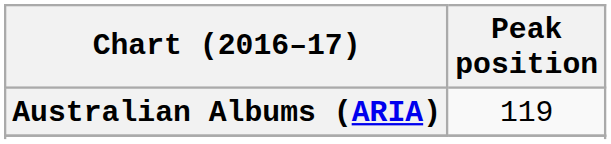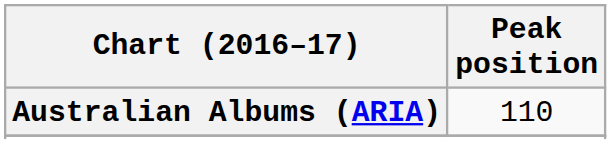(527, 112) 119 -> (527, 112) 110
